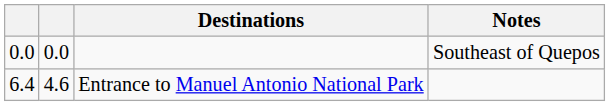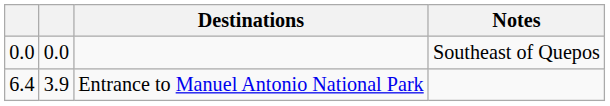(56, 84) 4.6 -> (56, 84) 3.9
